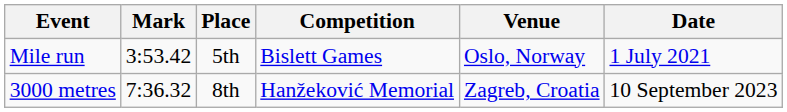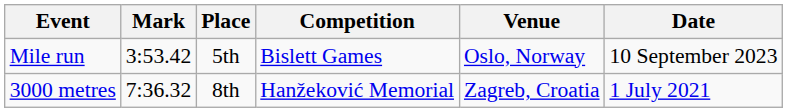(660, 55) 1 July 2021 -> (693, 55) 10 September 2023
(693, 90) 10 September 2023 -> (660, 90) 1 July 2021
